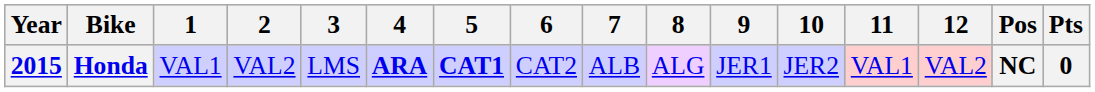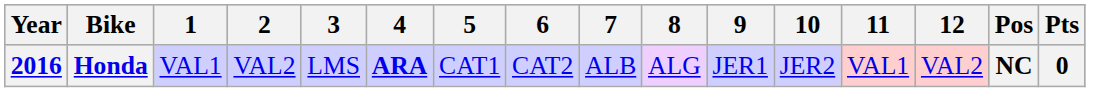(36, 65) 2015 -> (36, 65) 2016
(472, 65) bold -> (470, 65) normal
